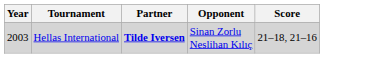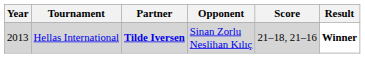+ column: (339, 13)
(18, 37) 2003 -> (18, 37) 2013
